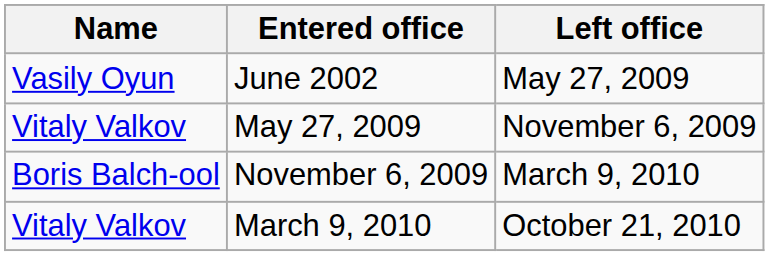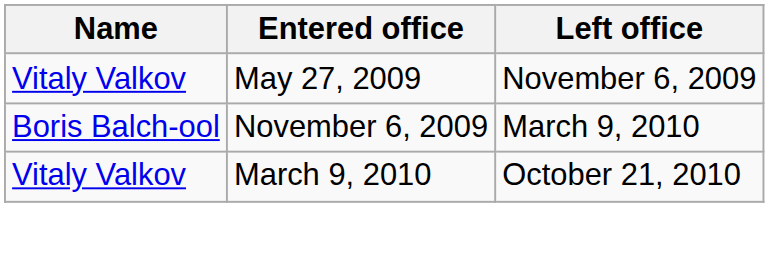- row: (306, 77)
